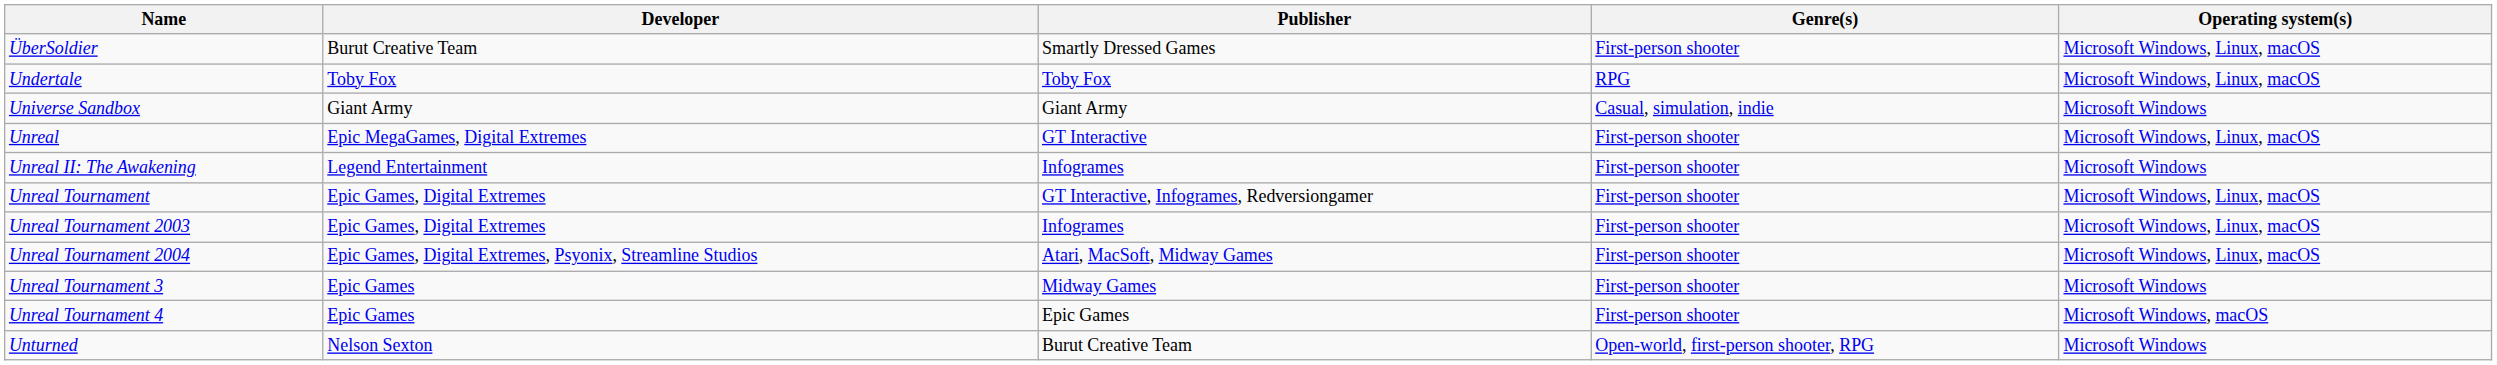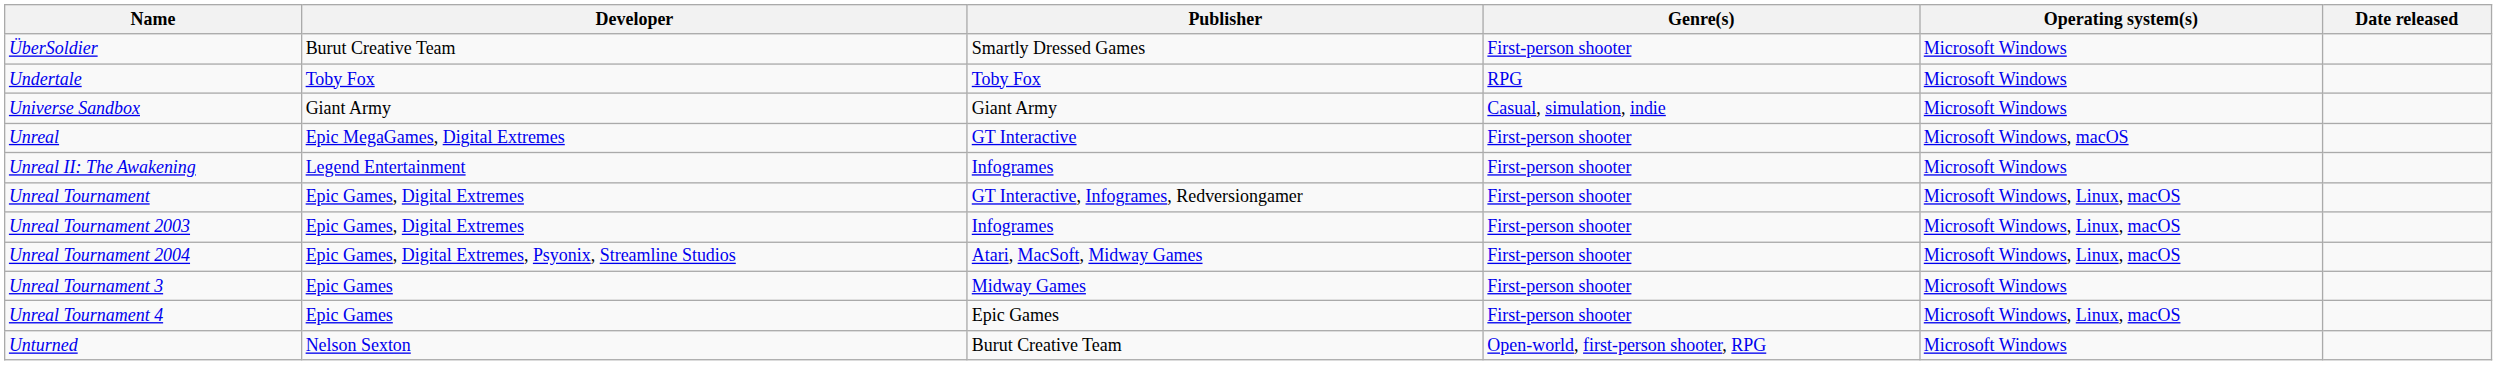+ column: (2407, 18)
(2192, 48) Microsoft Windows, Linux, macOS -> (1995, 48) Microsoft Windows
(2192, 78) Microsoft Windows, Linux, macOS -> (1995, 78) Microsoft Windows
(2192, 137) Microsoft Windows, Linux, macOS -> (2026, 137) Microsoft Windows, macOS
(2166, 315) Microsoft Windows, macOS -> (2052, 315) Microsoft Windows, Linux, macOS
